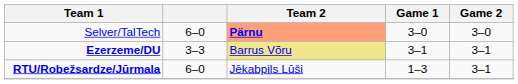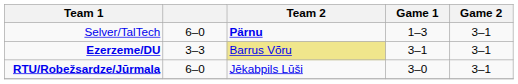(246, 32) lightsalmon background -> (246, 32) no background
(417, 32) 3–0 -> (417, 32) 1–3
(481, 32) 3–0 -> (481, 32) 3–1
(417, 69) 1–3 -> (417, 69) 3–0
